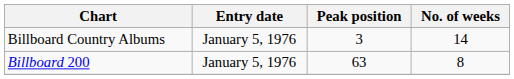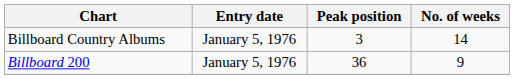(359, 62) 63 -> (359, 62) 36
(460, 62) 8 -> (460, 62) 9
